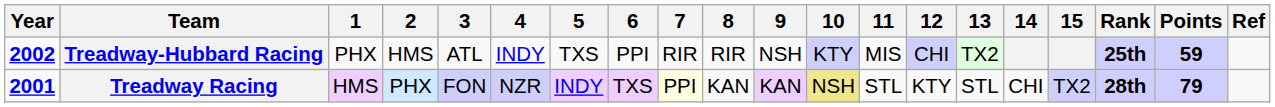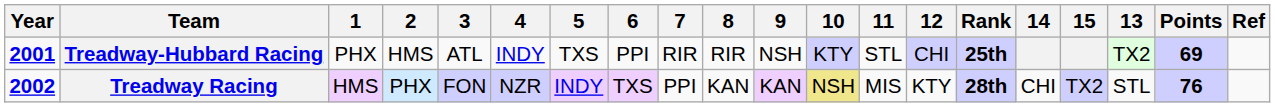columns swapped: (980, 21) <-> (1125, 21)
(32, 54) 2002 -> (32, 54) 2001
(883, 54) MIS -> (883, 54) STL
(1191, 54) 59 -> (1191, 54) 69
(32, 86) 2001 -> (32, 86) 2002
(680, 86) lightyellow background -> (680, 86) no background
(883, 86) STL -> (883, 86) MIS
(1191, 86) 79 -> (1191, 86) 76
